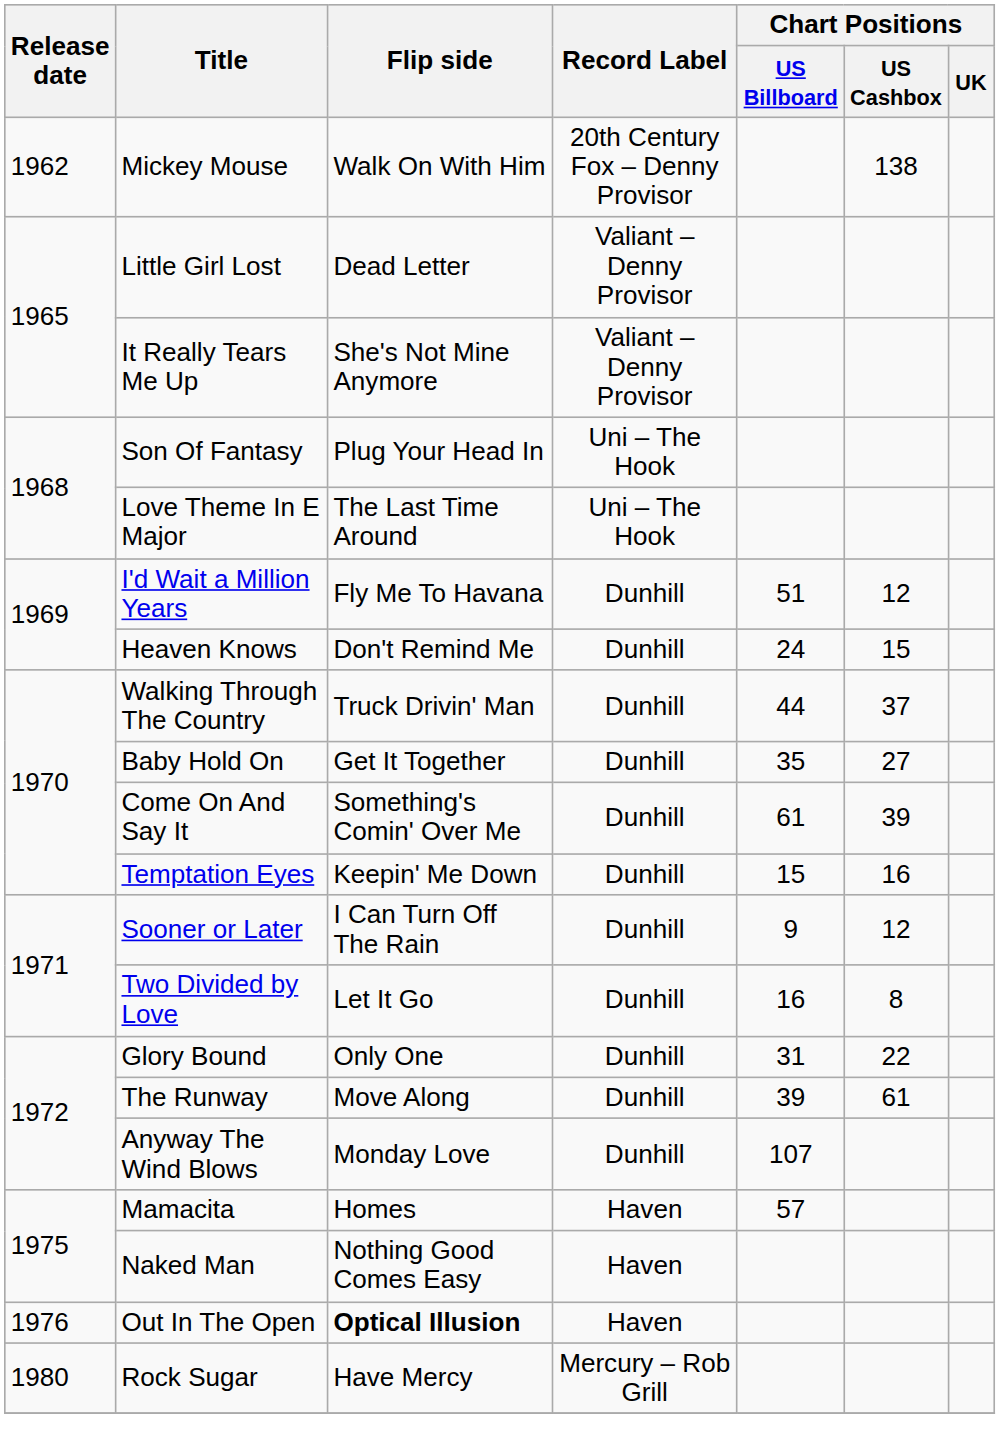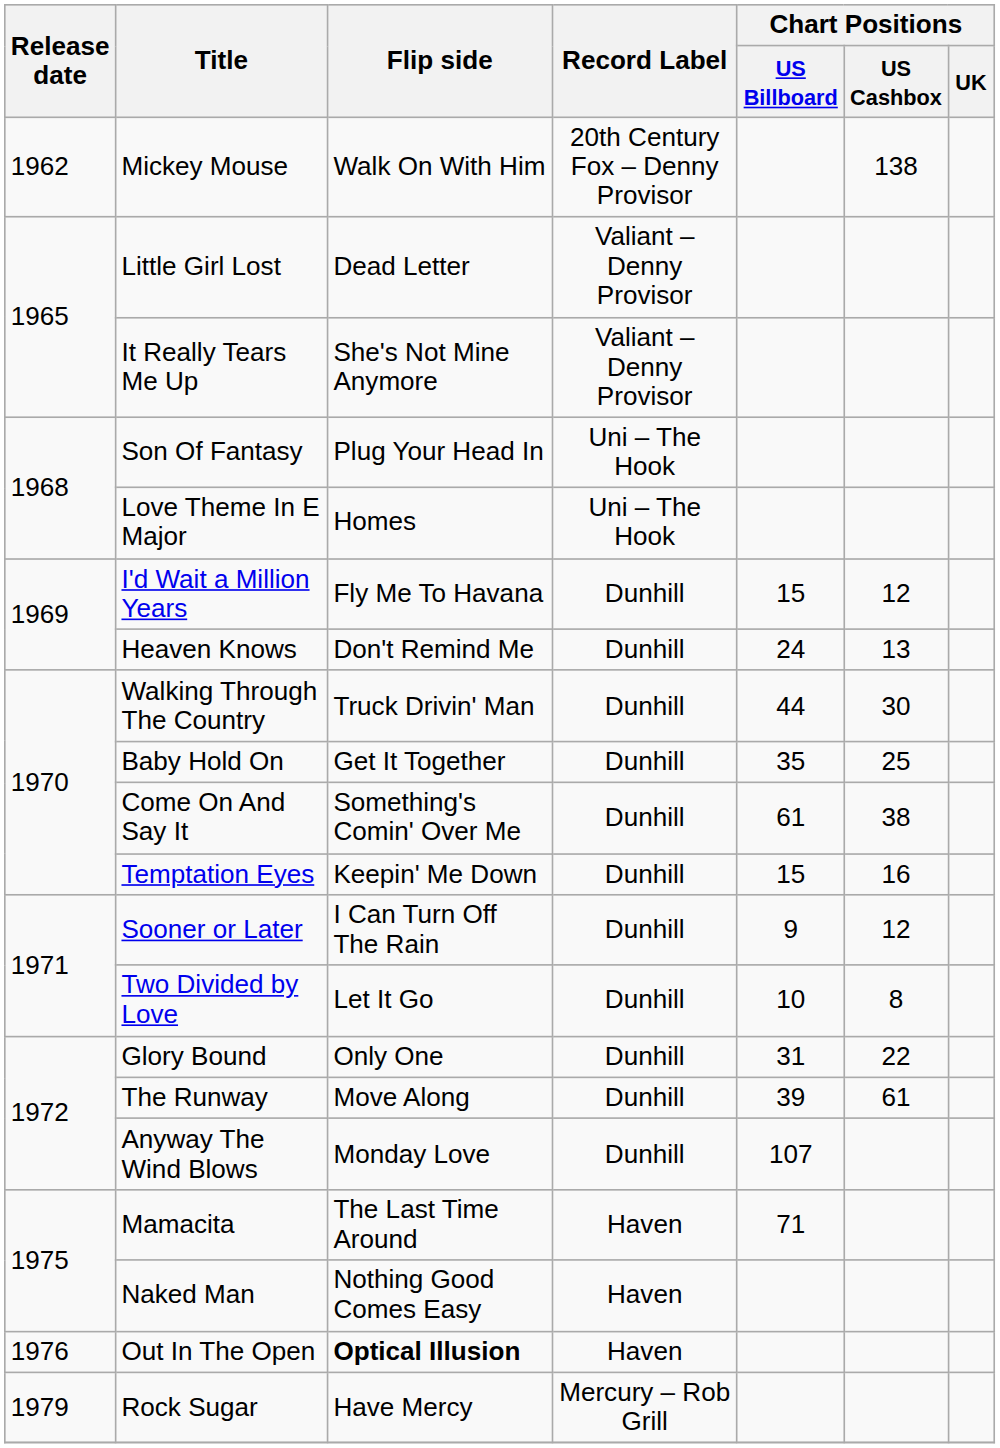(416, 522) The Last Time Around -> (375, 522) Homes
(791, 593) 51 -> (791, 593) 15
(896, 649) 15 -> (896, 649) 13
(896, 705) 37 -> (896, 705) 30
(896, 761) 27 -> (896, 761) 25
(896, 817) 39 -> (896, 817) 38
(791, 1000) 16 -> (791, 1000) 10
(375, 1209) Homes -> (416, 1224) The Last Time Around
(791, 1209) 57 -> (791, 1224) 71
(40, 1377) 1980 -> (40, 1407) 1979
